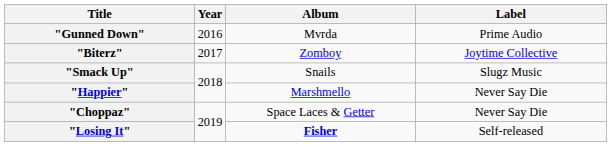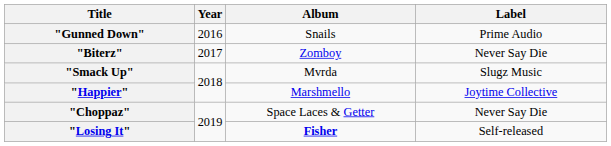(320, 33) Mvrda -> (320, 33) Snails
(511, 53) Joytime Collective -> (511, 53) Never Say Die
(320, 72) Snails -> (320, 72) Mvrda
(511, 92) Never Say Die -> (511, 92) Joytime Collective
